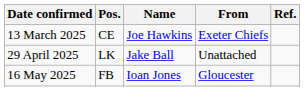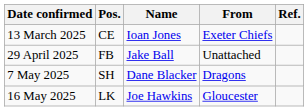(159, 34) Joe Hawkins -> (154, 34) Ioan Jones
(107, 55) LK -> (106, 55) FB
+ row: (38, 75)
(106, 75) FB -> (107, 95) LK
(154, 75) Ioan Jones -> (159, 95) Joe Hawkins
